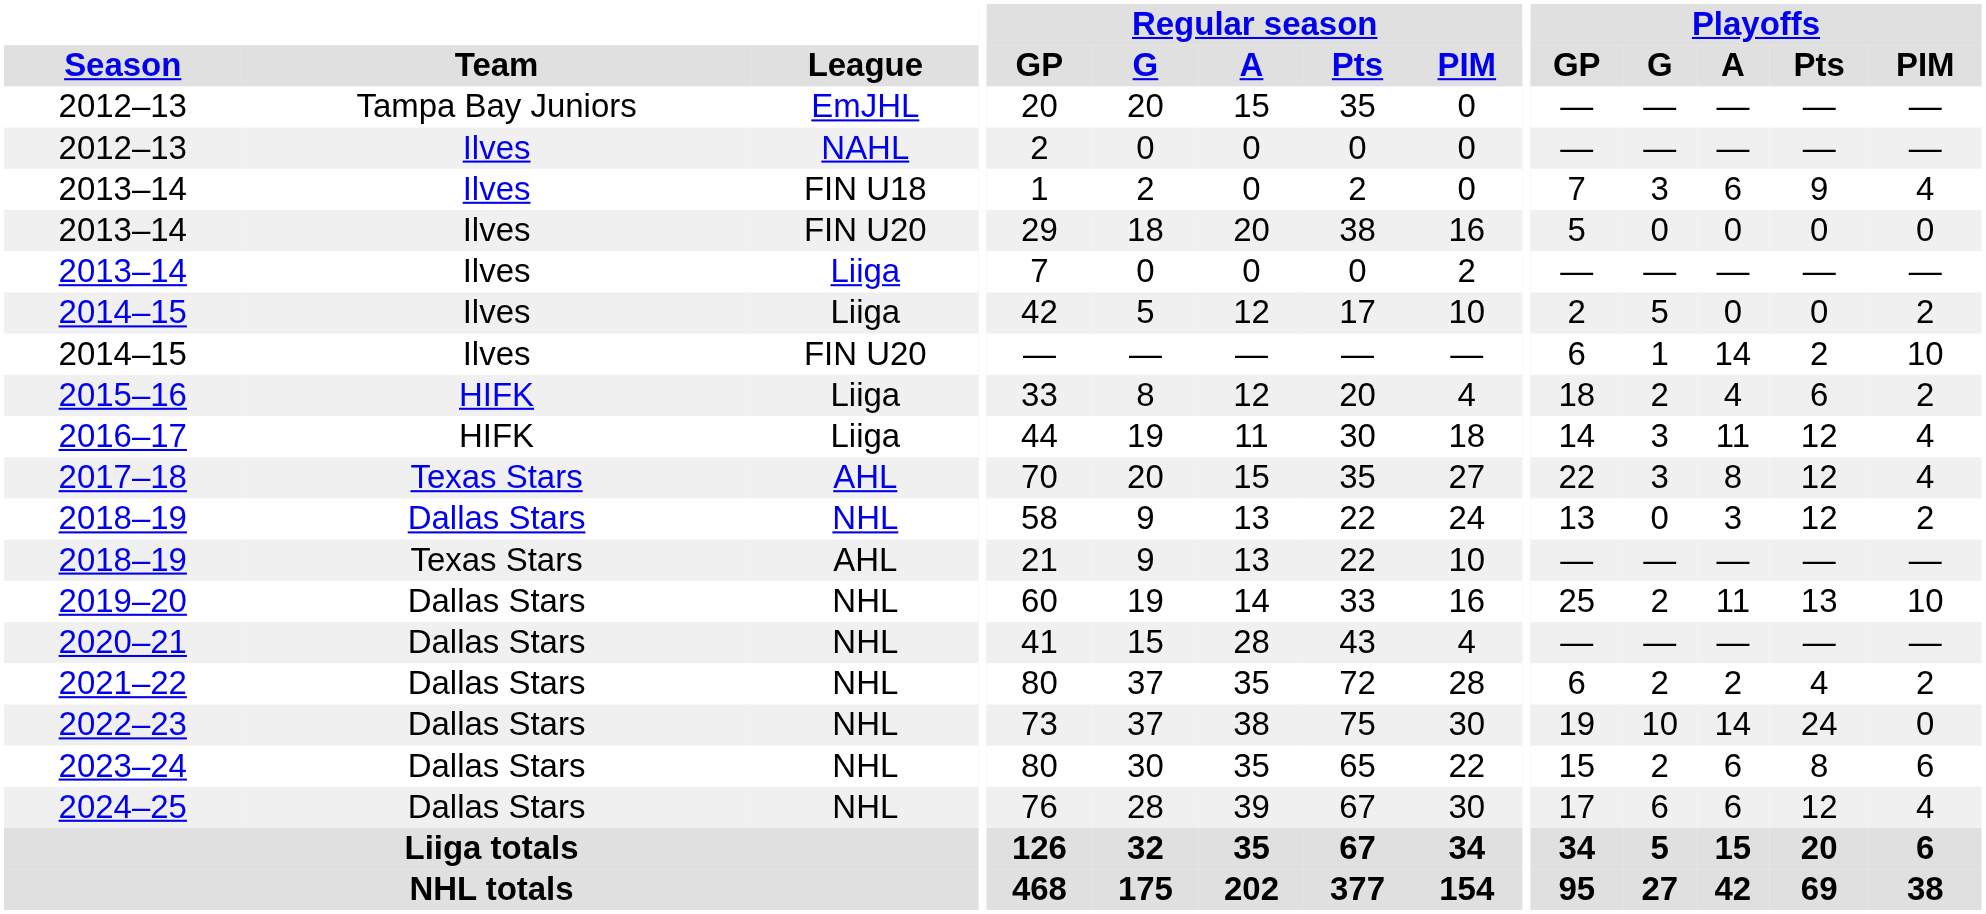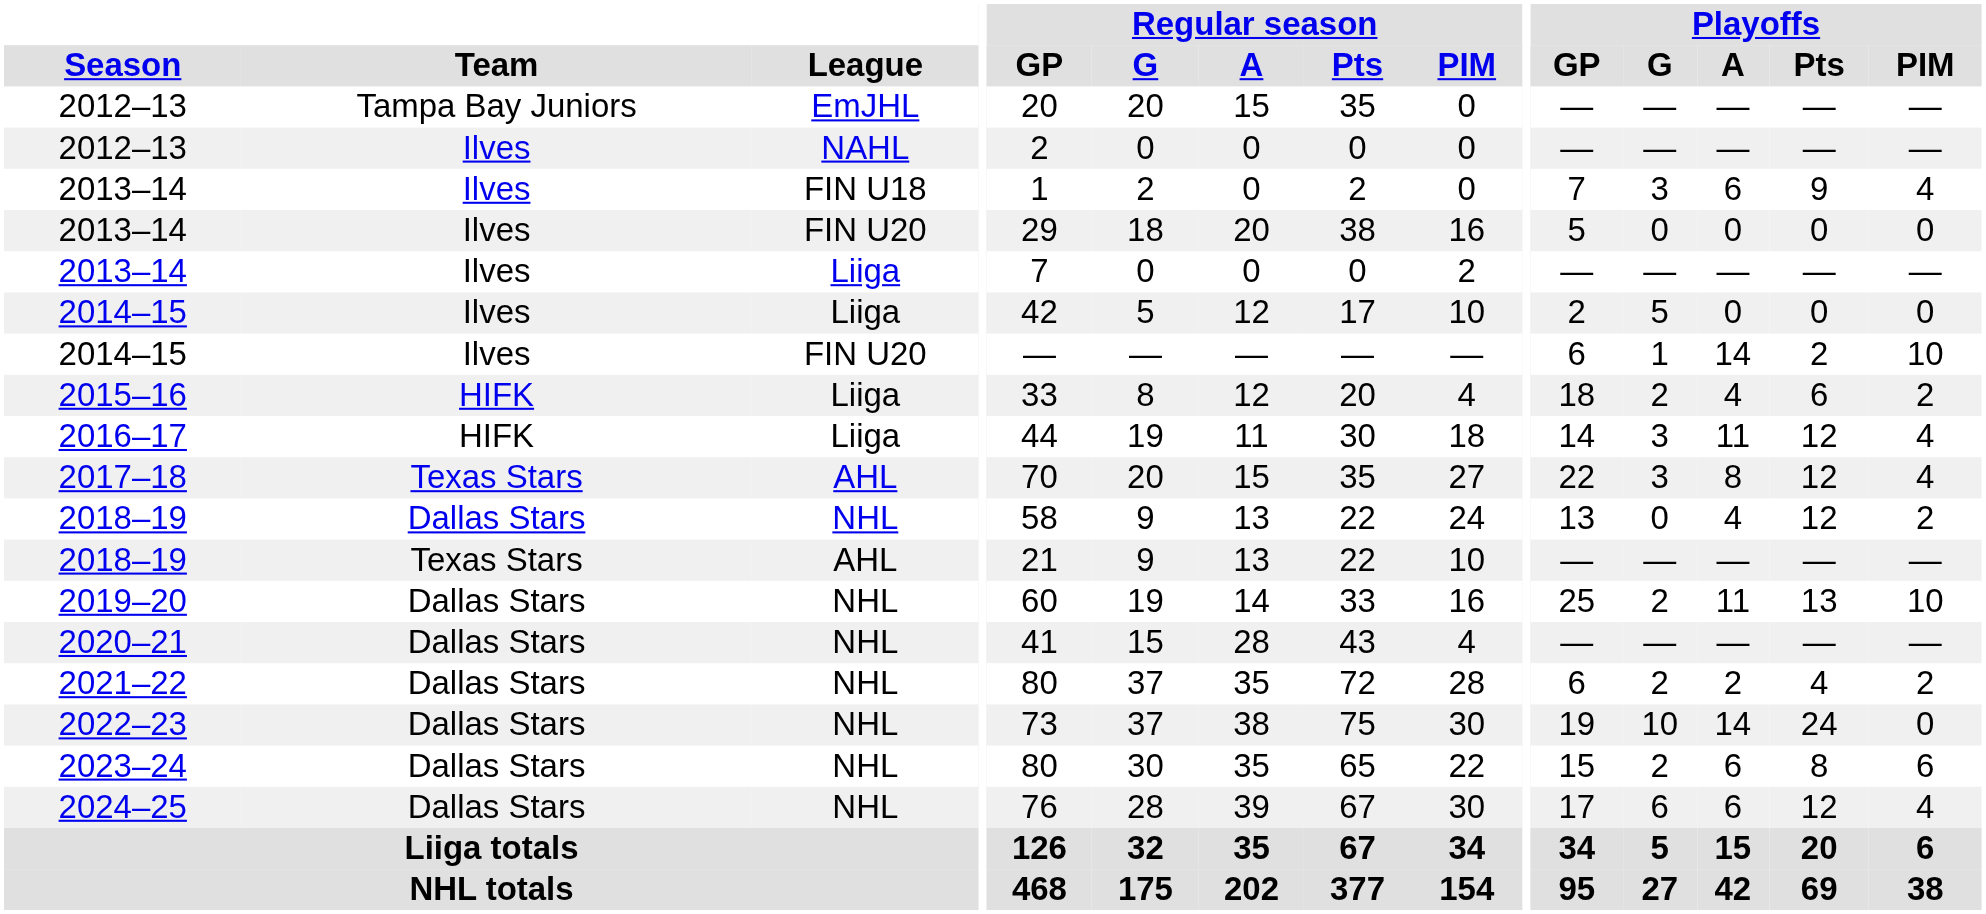(1925, 312) 2 -> (1925, 312) 0
(1733, 518) 3 -> (1733, 518) 4
